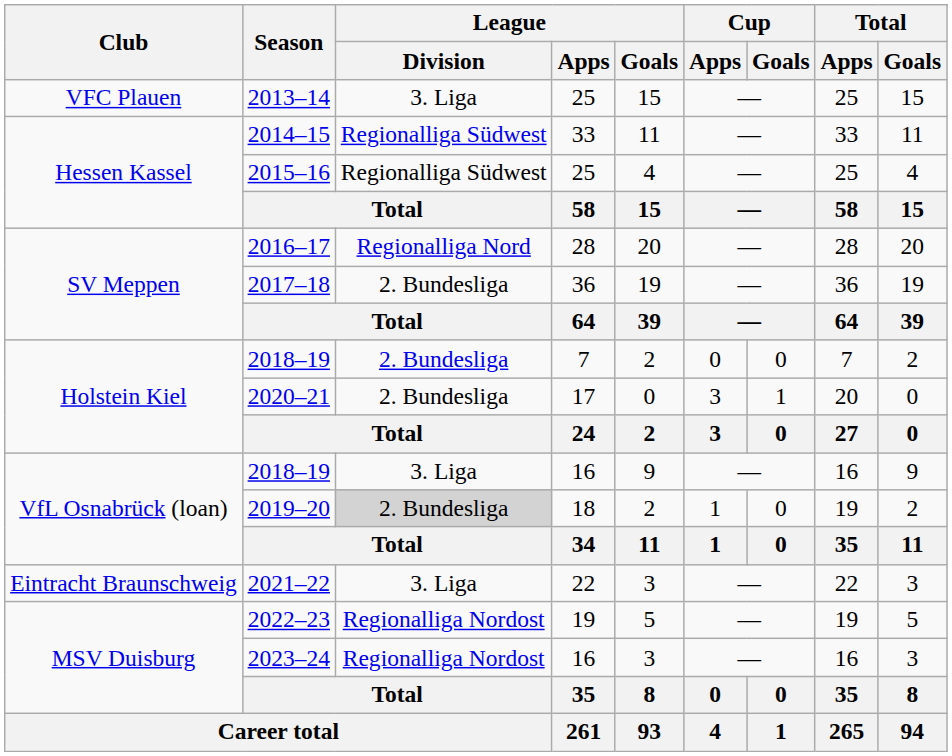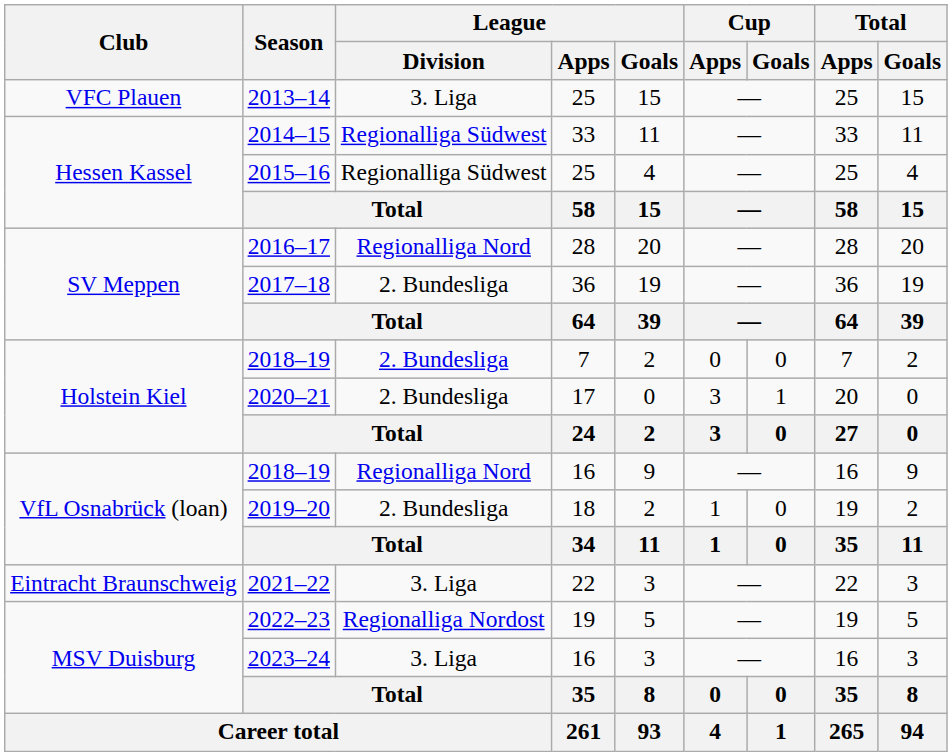(444, 470) 3. Liga -> (444, 470) Regionalliga Nord
(444, 508) lightgrey background -> (444, 508) no background
(444, 657) Regionalliga Nordost -> (444, 657) 3. Liga
